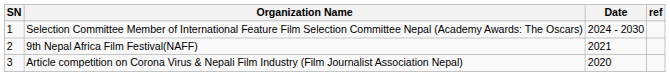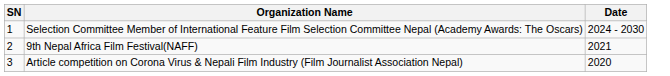- column: (656, 12)
